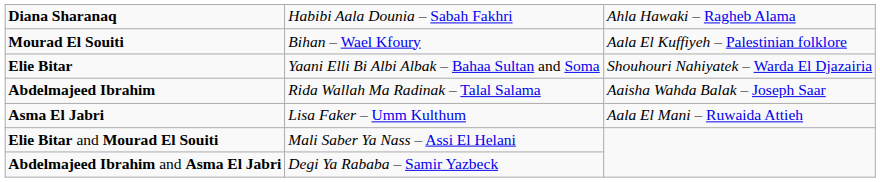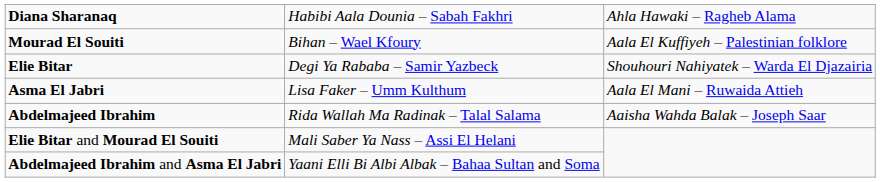(444, 66) Yaani Elli Bi Albi Albak – Bahaa Sultan and Soma -> (393, 66) Degi Ya Rababa – Samir Yazbeck
rows swapped: (56, 115) <-> (82, 90)
(393, 164) Degi Ya Rababa – Samir Yazbeck -> (444, 164) Yaani Elli Bi Albi Albak – Bahaa Sultan and Soma
